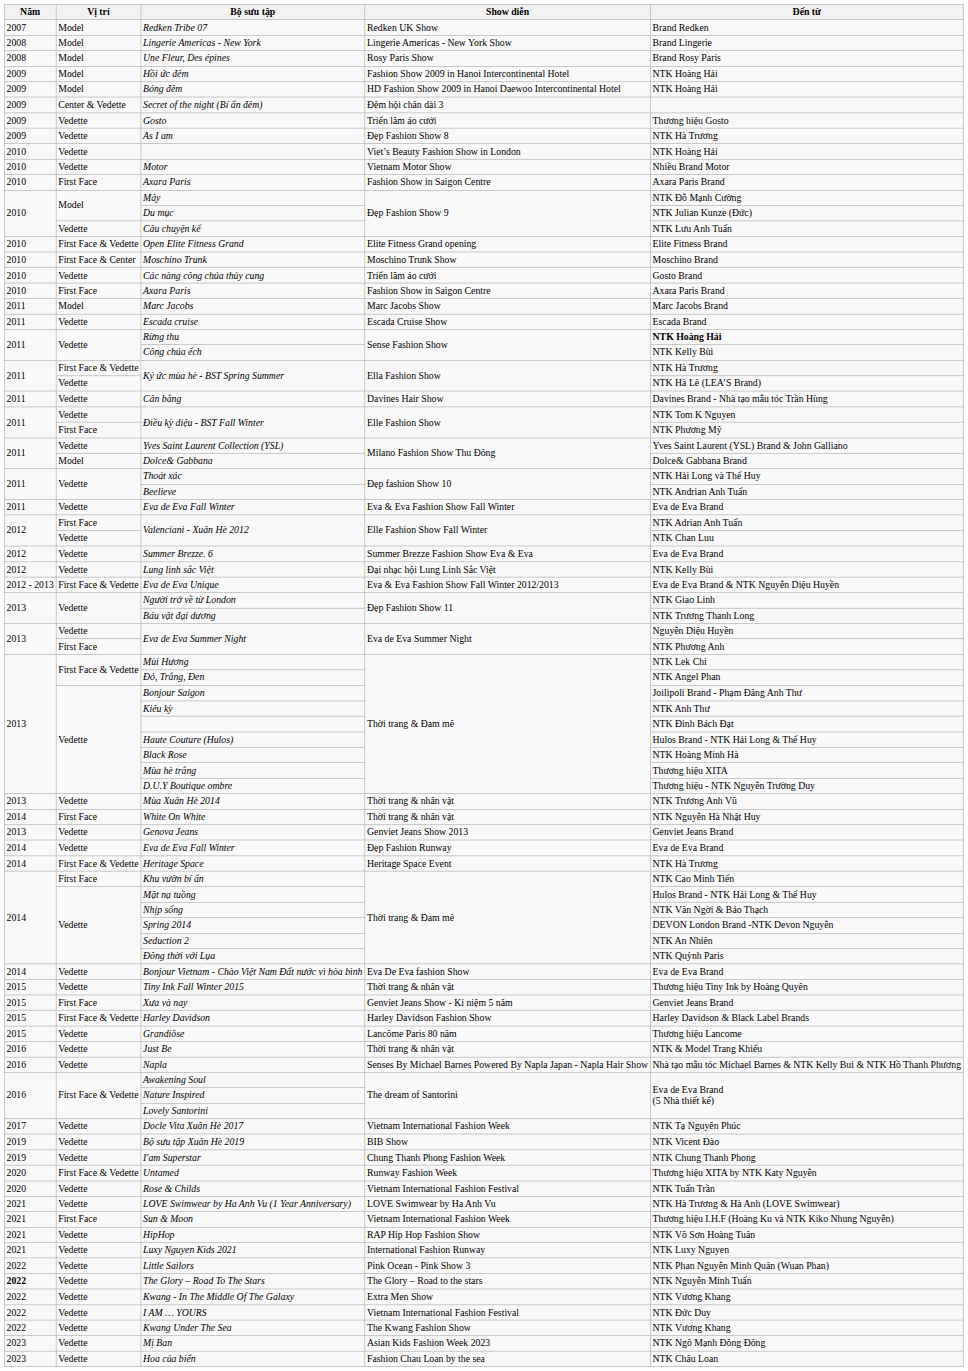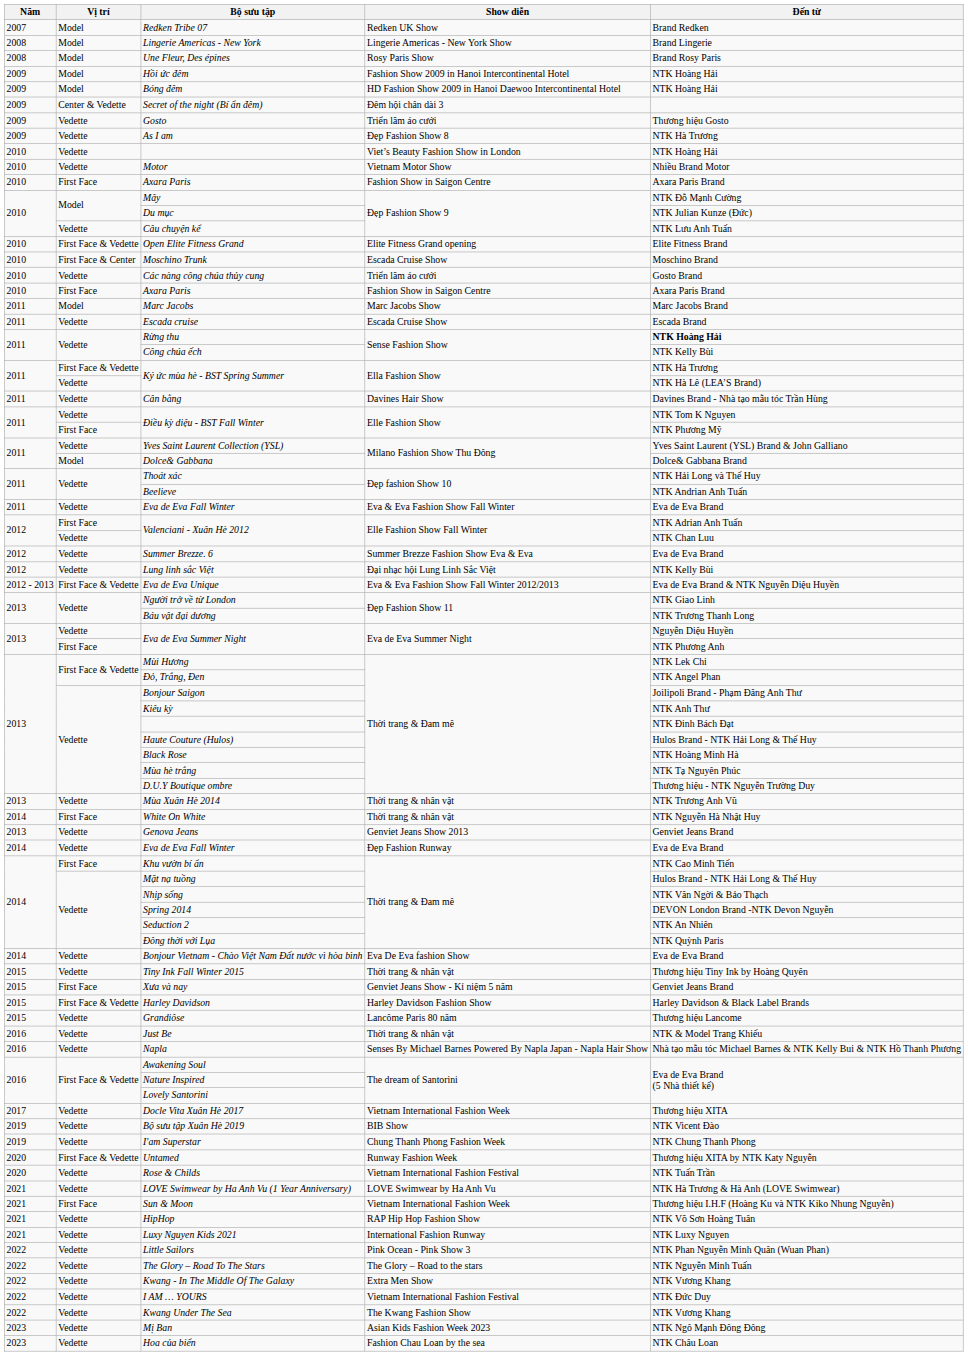(412, 259) Moschino Trunk Show -> (407, 259) Escada Cruise Show
(690, 770) Thương hiệu XITA -> (697, 770) NTK Tạ Nguyên Phúc
- row: (98, 863)
(697, 1126) NTK Tạ Nguyên Phúc -> (690, 1111) Thương hiệu XITA
(16, 1281) bold -> (16, 1266) normal
